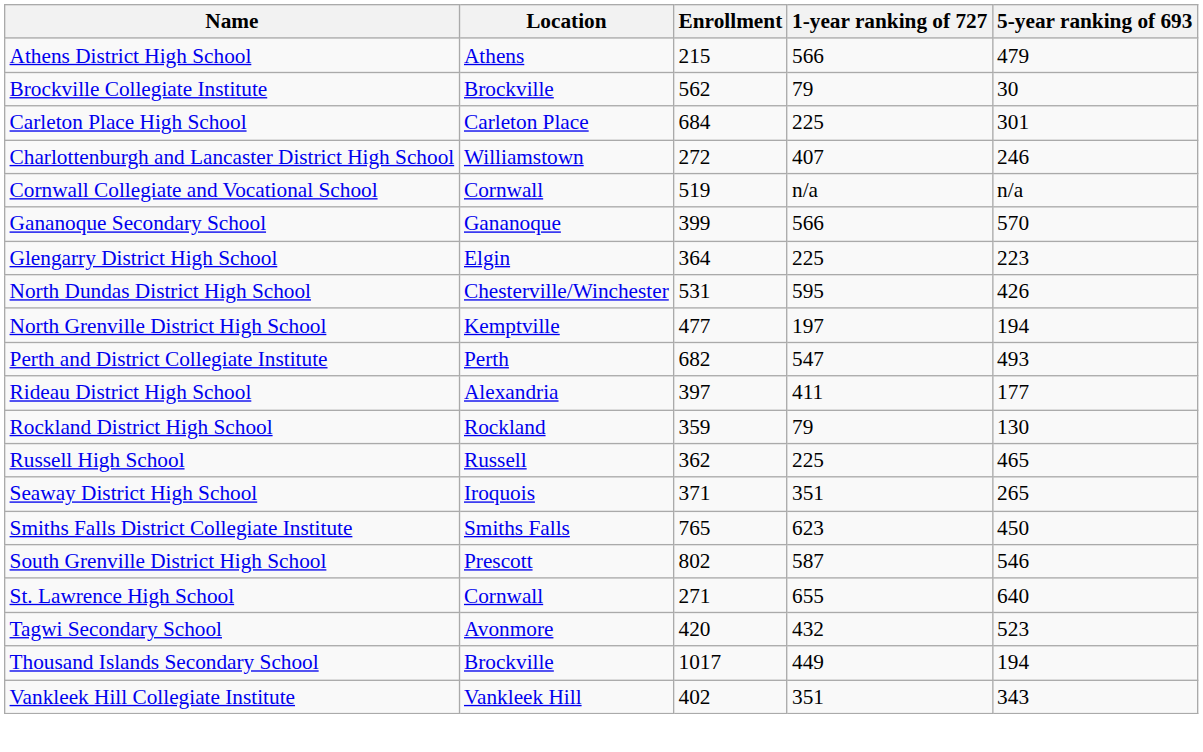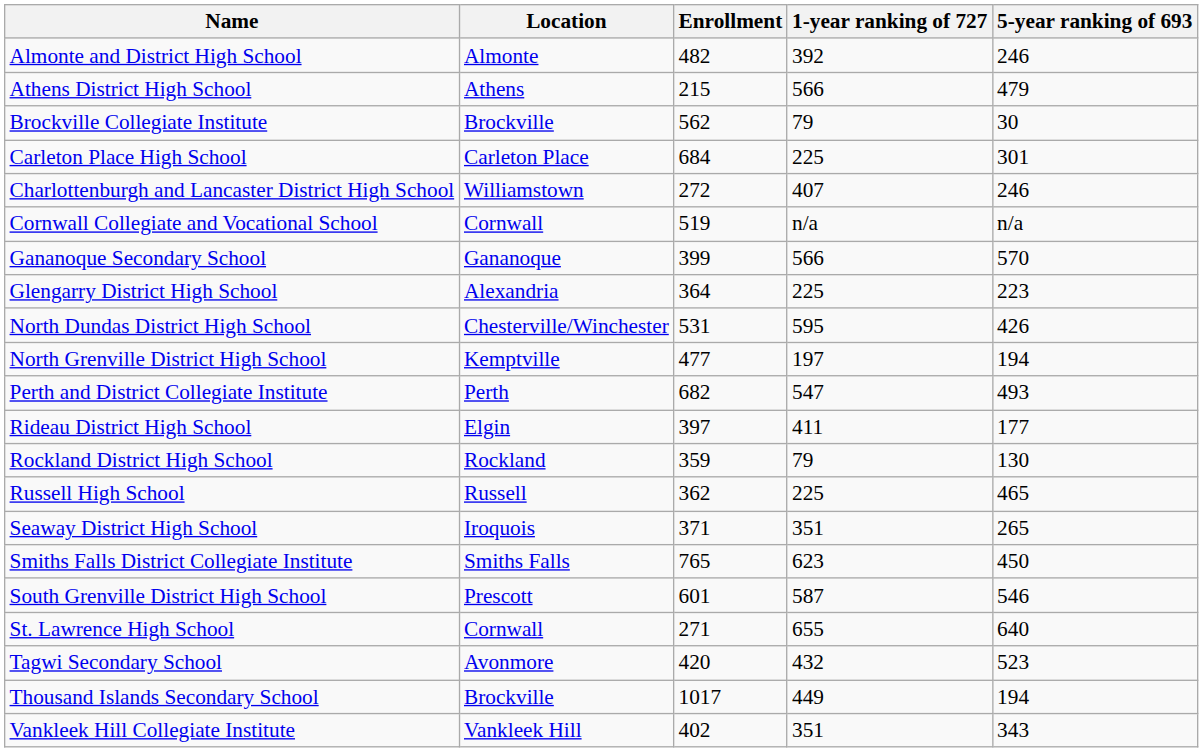+ row: (156, 55)
(487, 257) Elgin -> (511, 291) Alexandria
(511, 392) Alexandria -> (487, 426) Elgin
(695, 561) 802 -> (695, 595) 601
